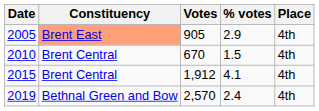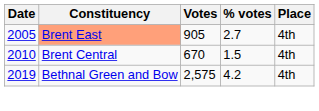(232, 34) 2.9 -> (232, 34) 2.7
- row: (22, 75)
(200, 95) 2,570 -> (200, 75) 2,575
(232, 95) 2.4 -> (232, 75) 4.2
